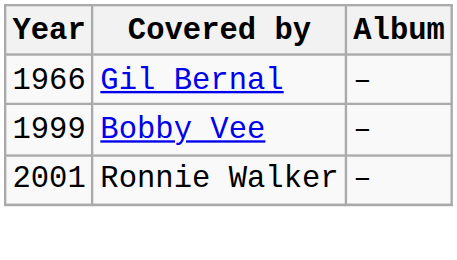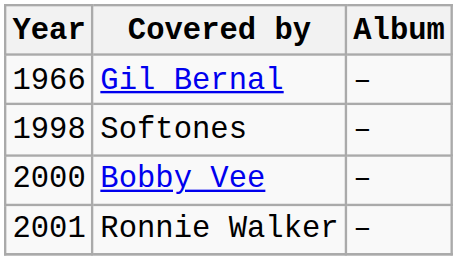+ row: (174, 130)
(49, 130) 1999 -> (49, 179) 2000
